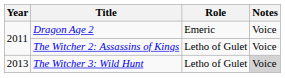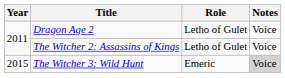(200, 30) Emeric -> (216, 30) Letho of Gulet
(18, 64) 2013 -> (18, 64) 2015
(216, 64) Letho of Gulet -> (200, 64) Emeric
